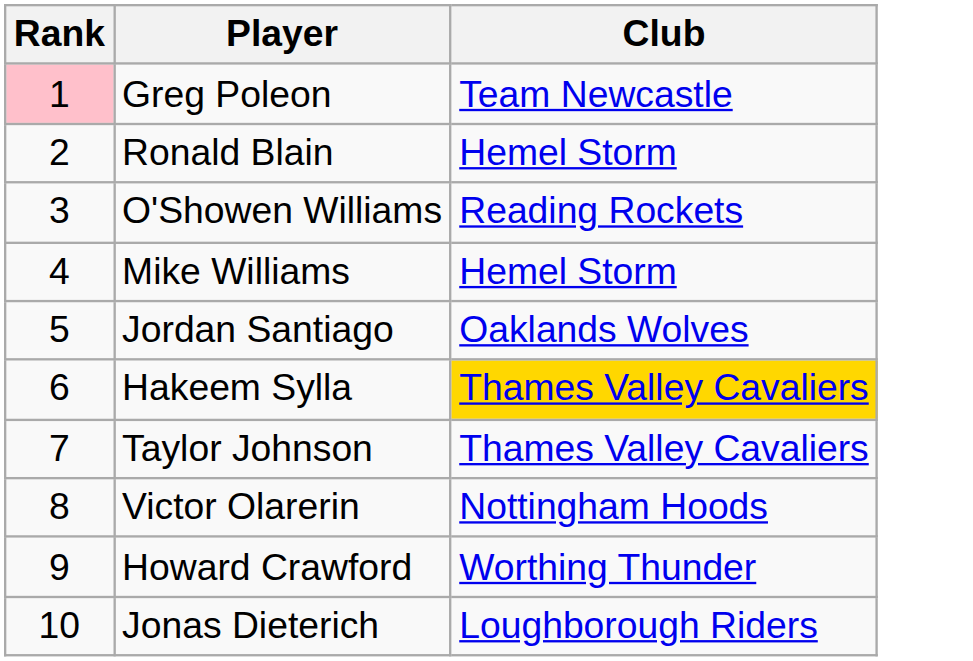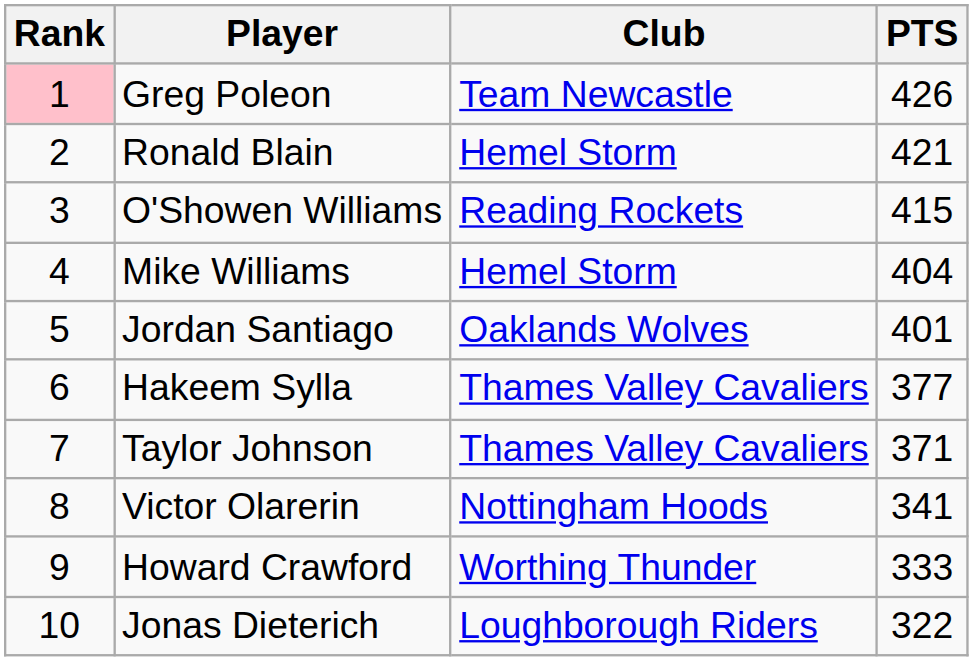+ column: (922, 34)
(664, 388) gold background -> (664, 388) no background
